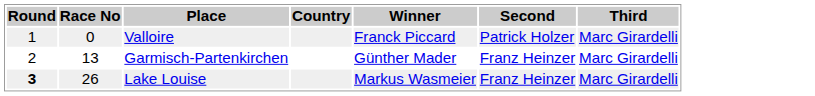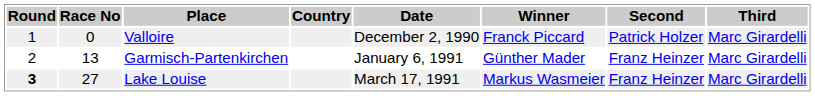+ column: (417, 16)
(90, 79) 26 -> (90, 79) 27
